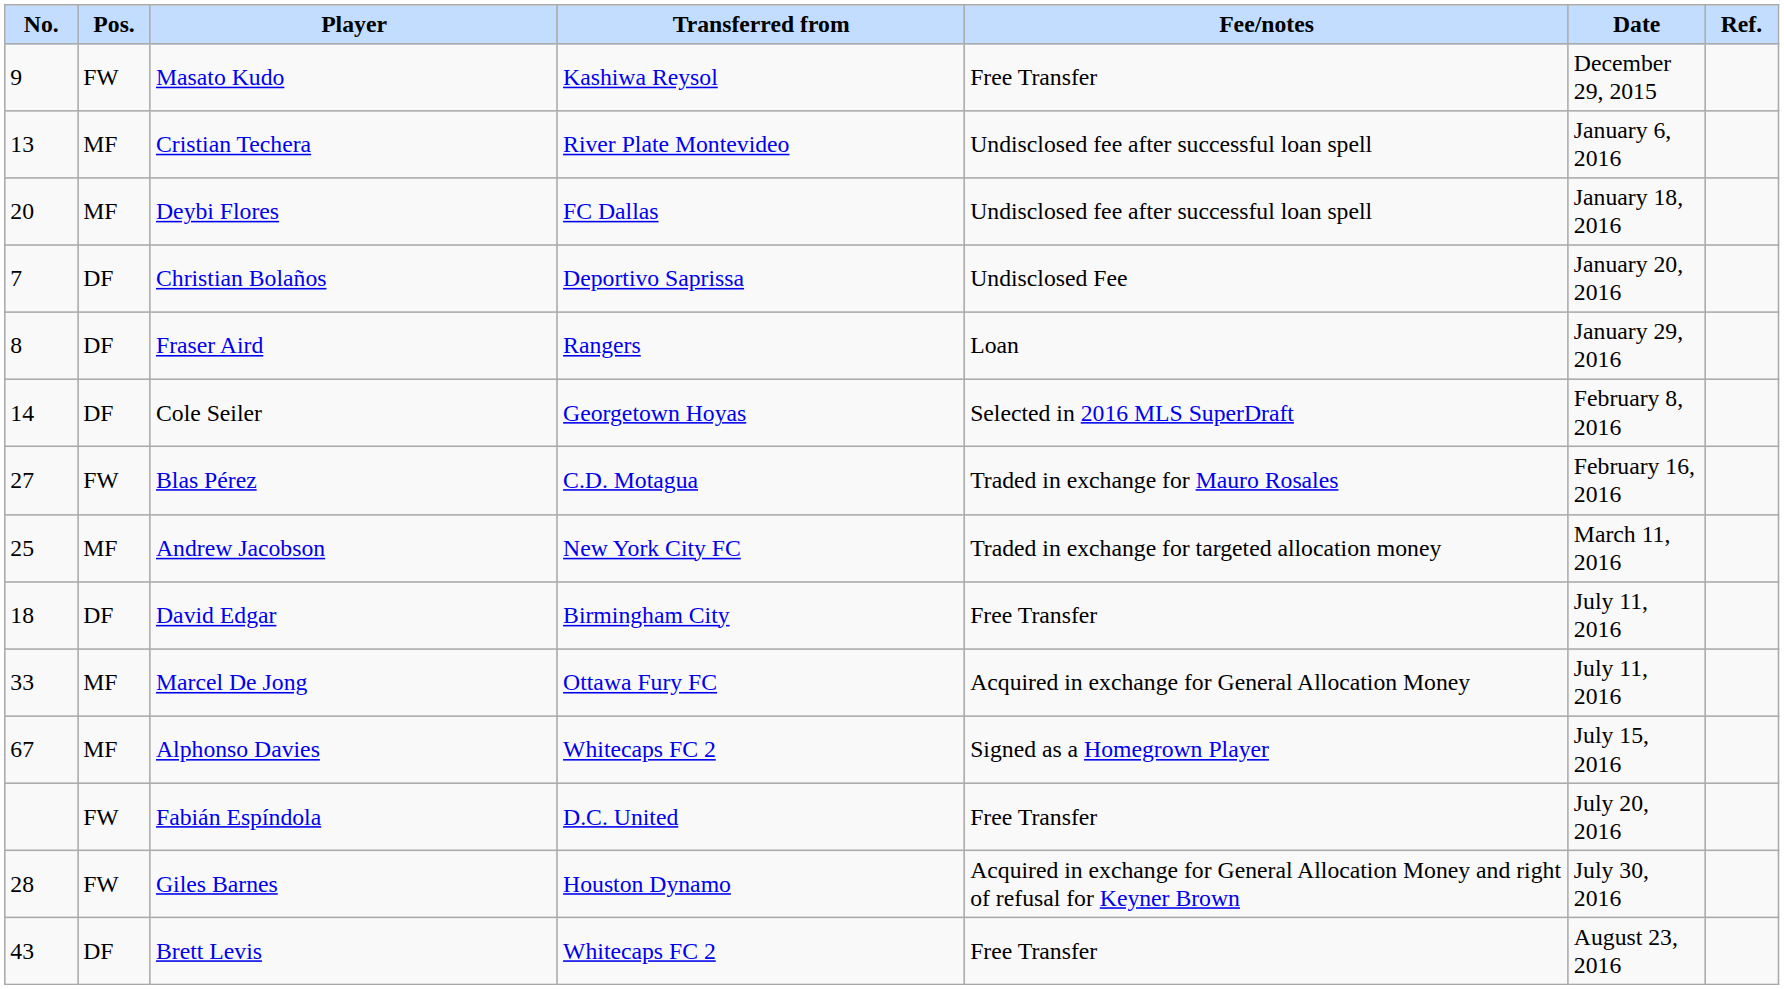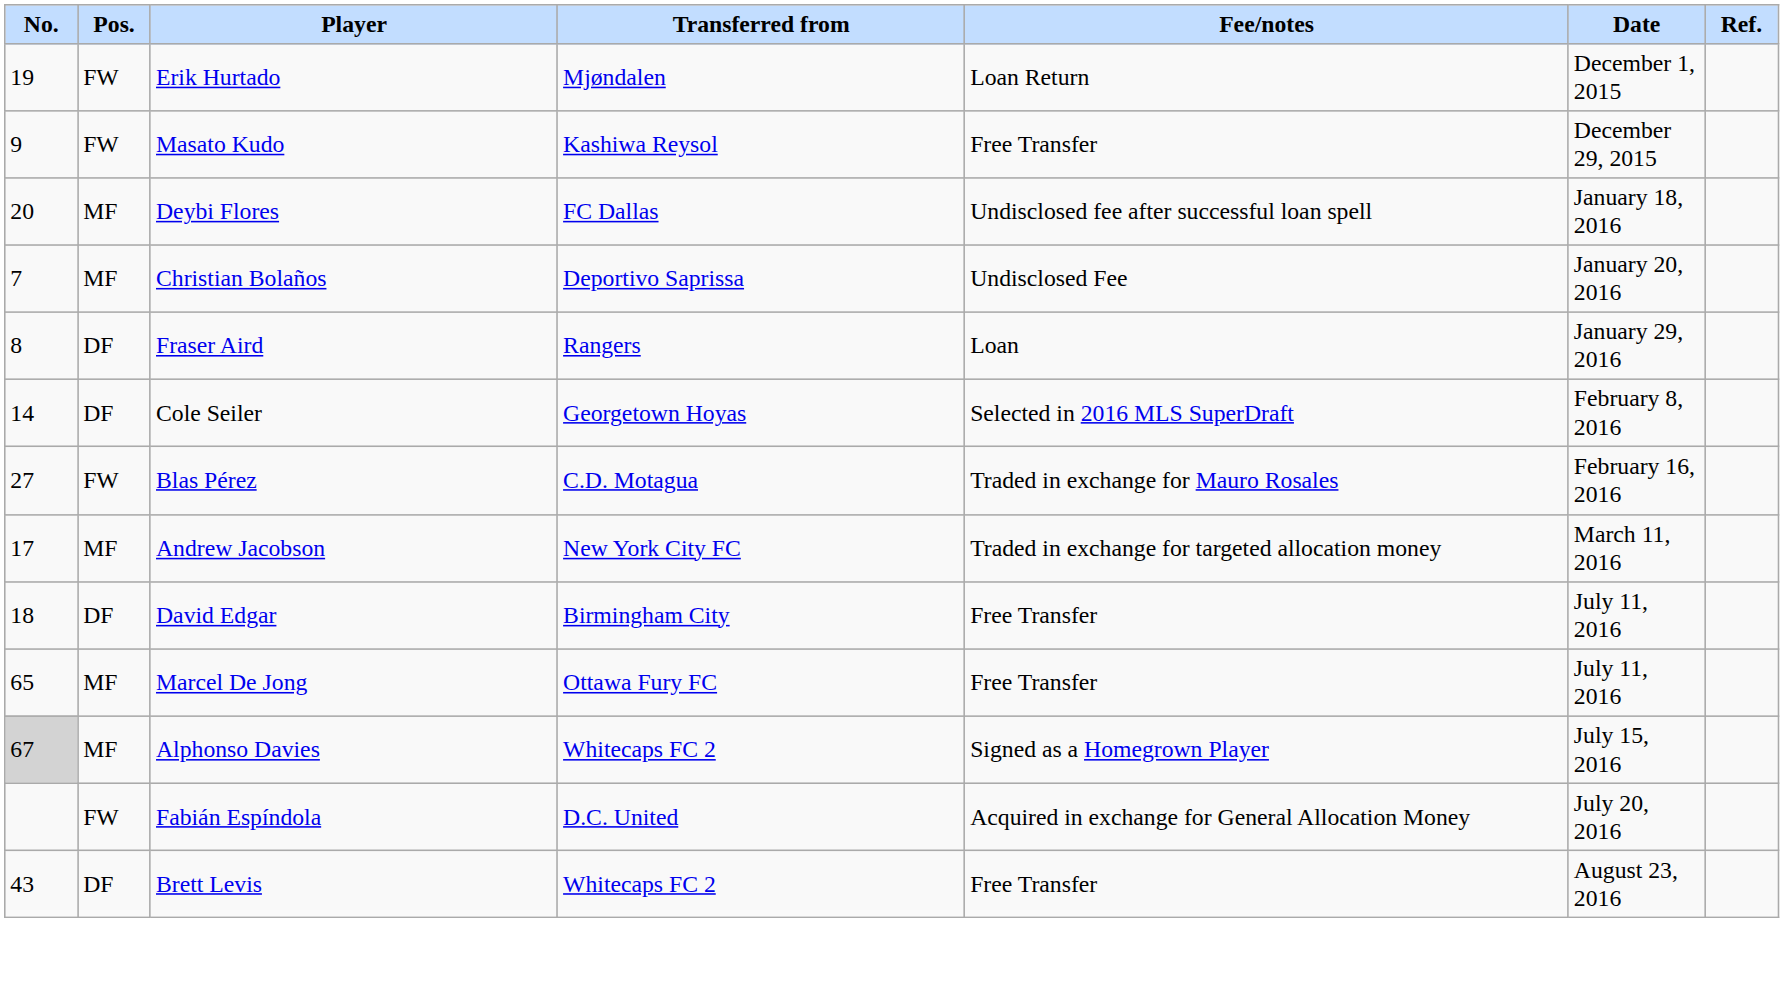+ row: (218, 77)
- row: (234, 144)
(98, 278) DF -> (100, 278) MF
(22, 547) 25 -> (22, 547) 17
(22, 681) 33 -> (22, 681) 65
(1220, 681) Acquired in exchange for General Allocation Money -> (1034, 681) Free Transfer
(22, 749) no background -> (22, 749) lightgrey background
(1034, 816) Free Transfer -> (1220, 816) Acquired in exchange for General Allocation Money
- row: (217, 883)
